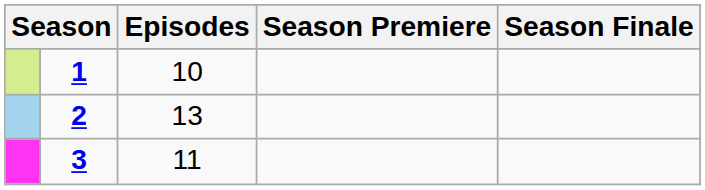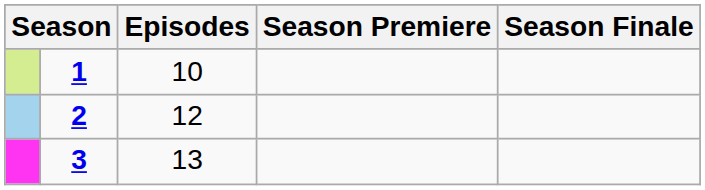(187, 116) 13 -> (187, 116) 12
(187, 160) 11 -> (187, 160) 13
